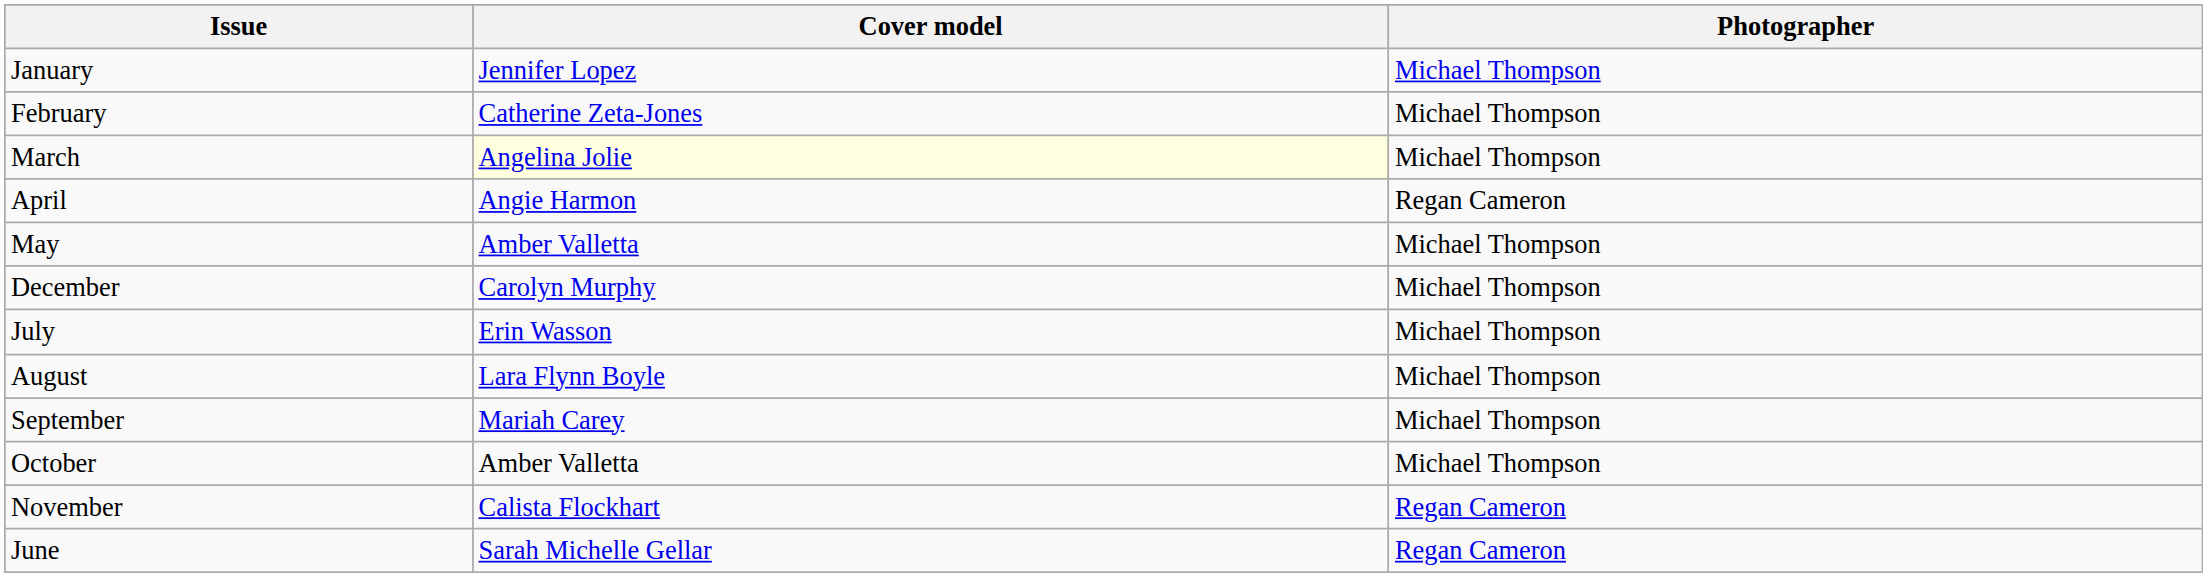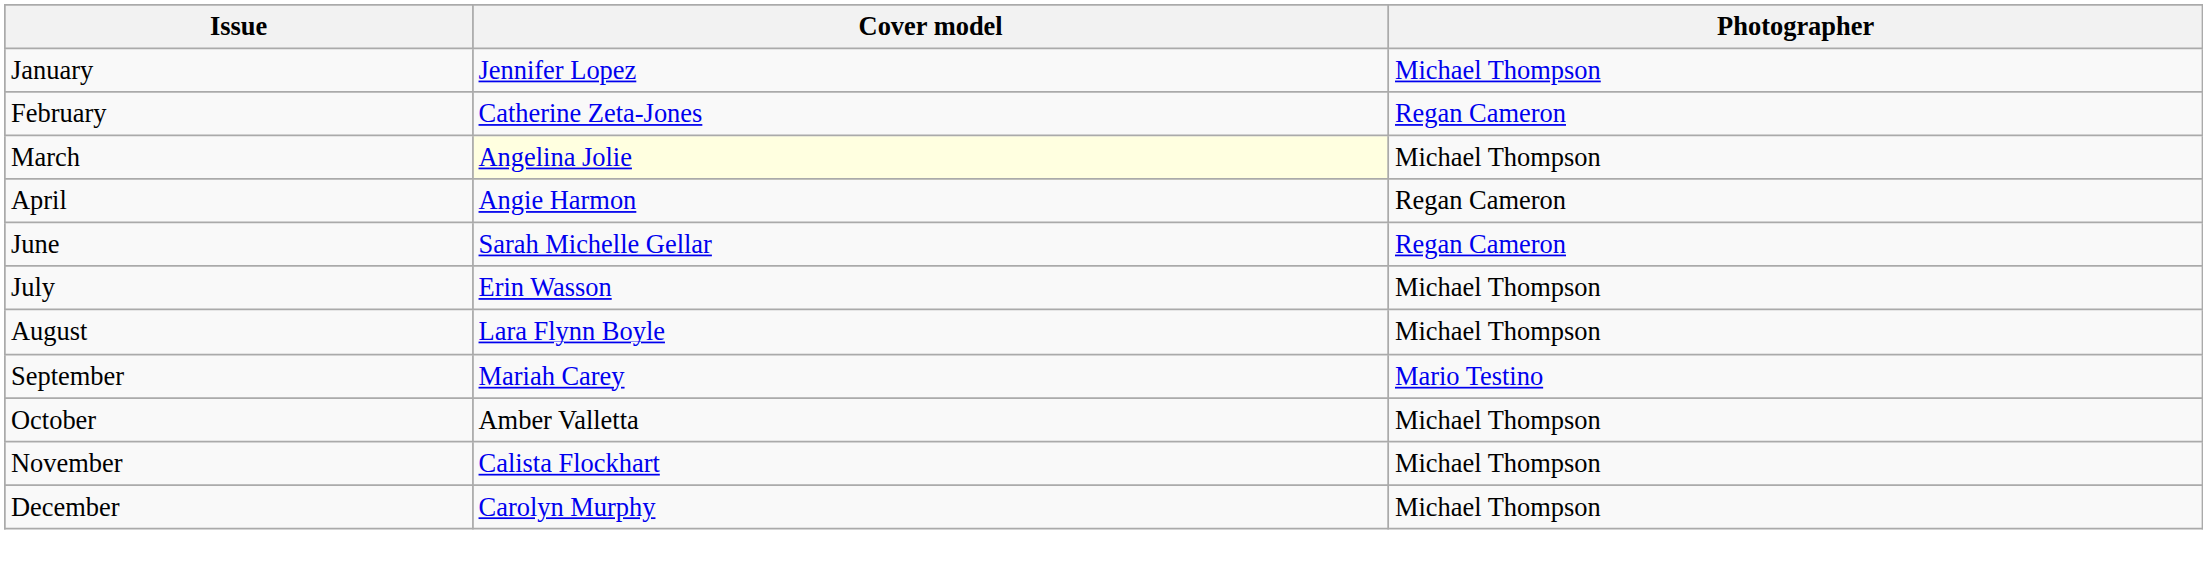(1498, 113) Michael Thompson -> (1480, 113) Regan Cameron
- row: (35, 244)
rows swapped: (35, 549) <-> (65, 288)
(1498, 418) Michael Thompson -> (1469, 375) Mario Testino
(1480, 506) Regan Cameron -> (1498, 462) Michael Thompson
